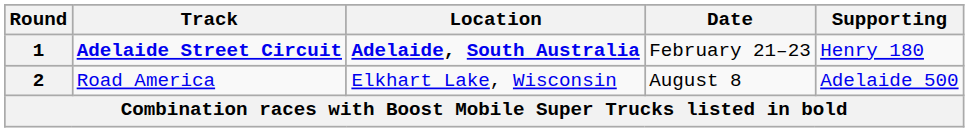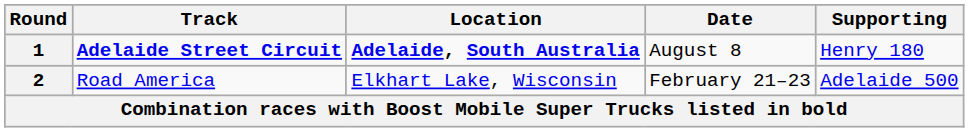(730, 50) February 21–23 -> (695, 50) August 8
(695, 81) August 8 -> (730, 81) February 21–23
